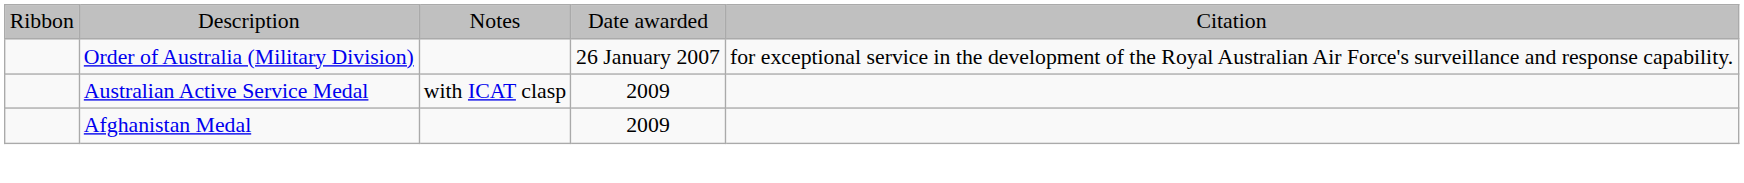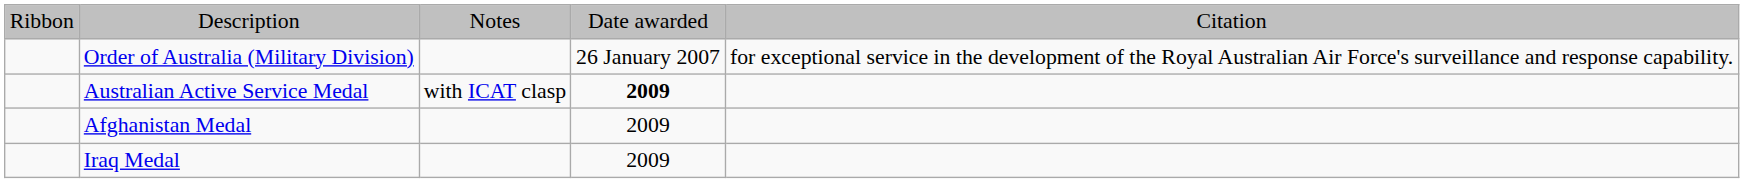(648, 90) normal -> (648, 90) bold
+ row: (132, 159)
